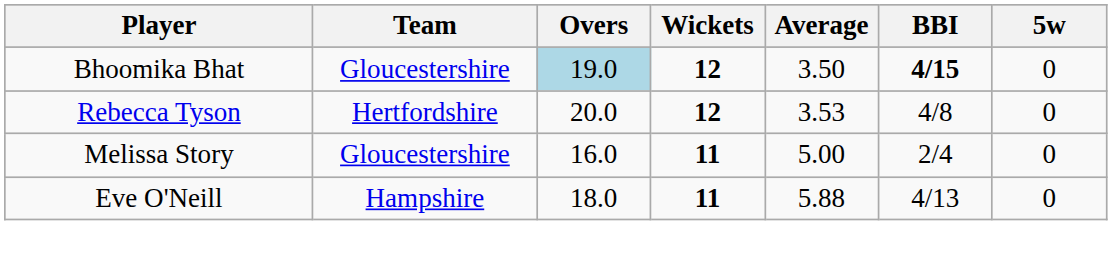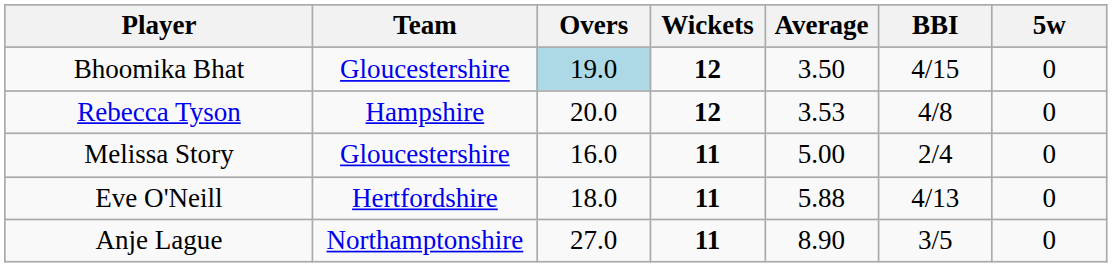(935, 68) bold -> (935, 68) normal
(425, 111) Hertfordshire -> (425, 111) Hampshire
(425, 197) Hampshire -> (425, 197) Hertfordshire
+ row: (159, 240)
